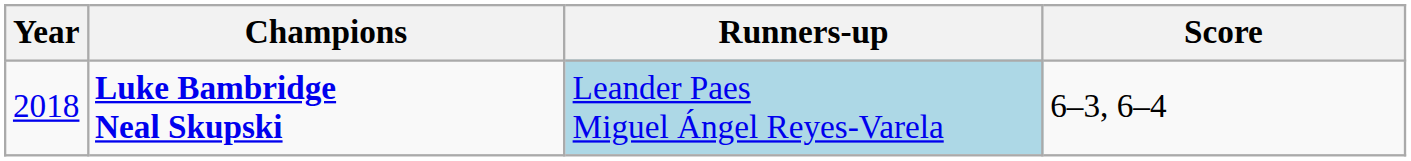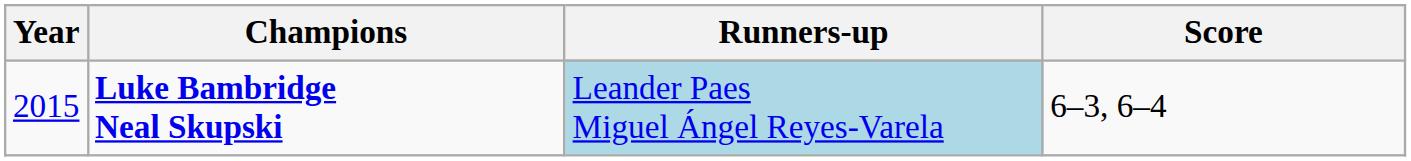(46, 106) 2018 -> (46, 106) 2015
